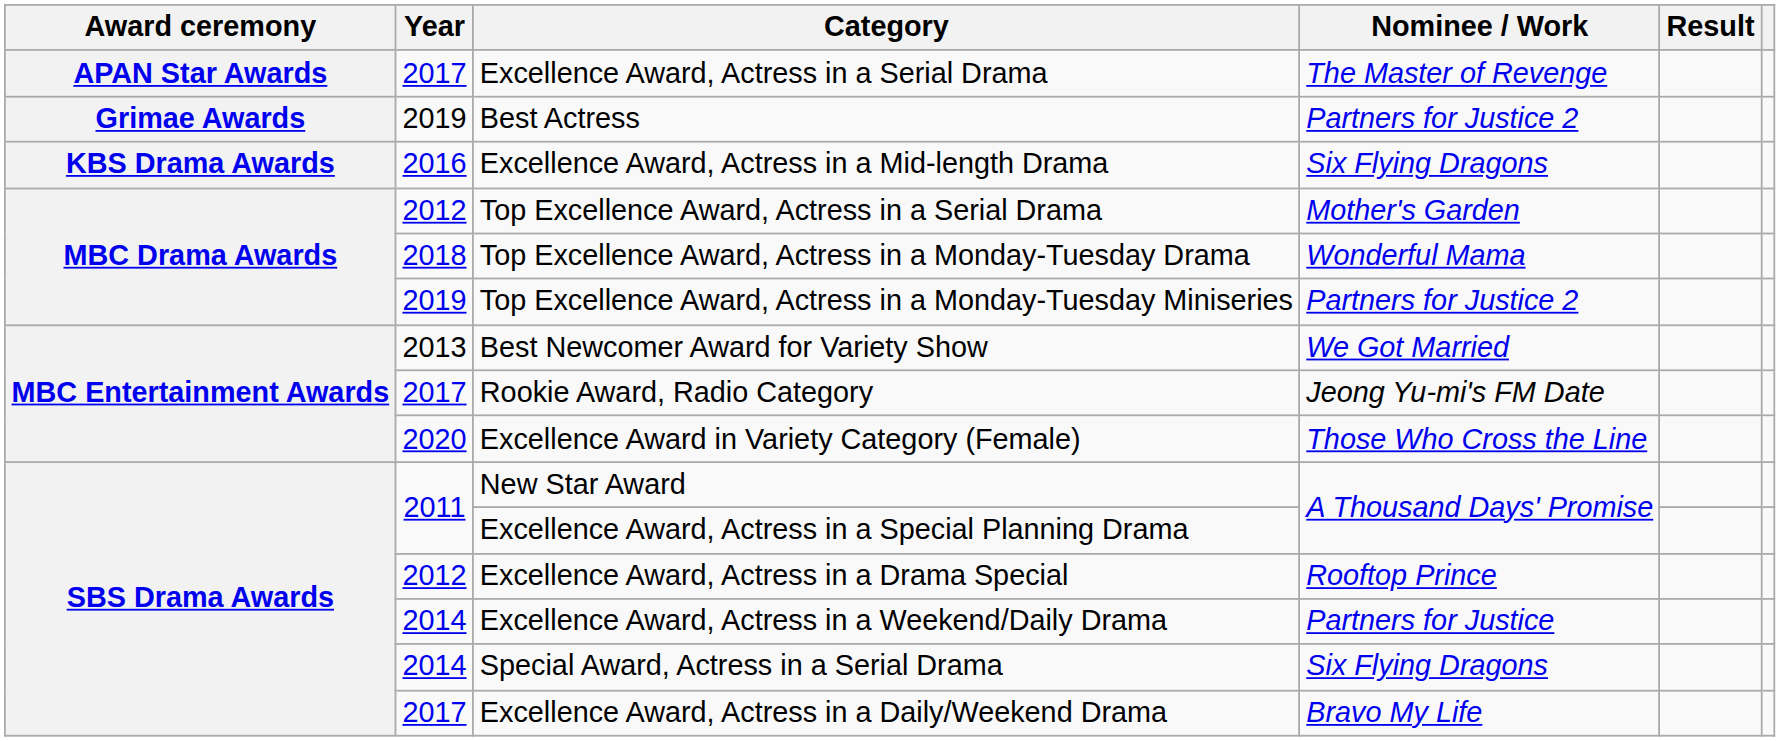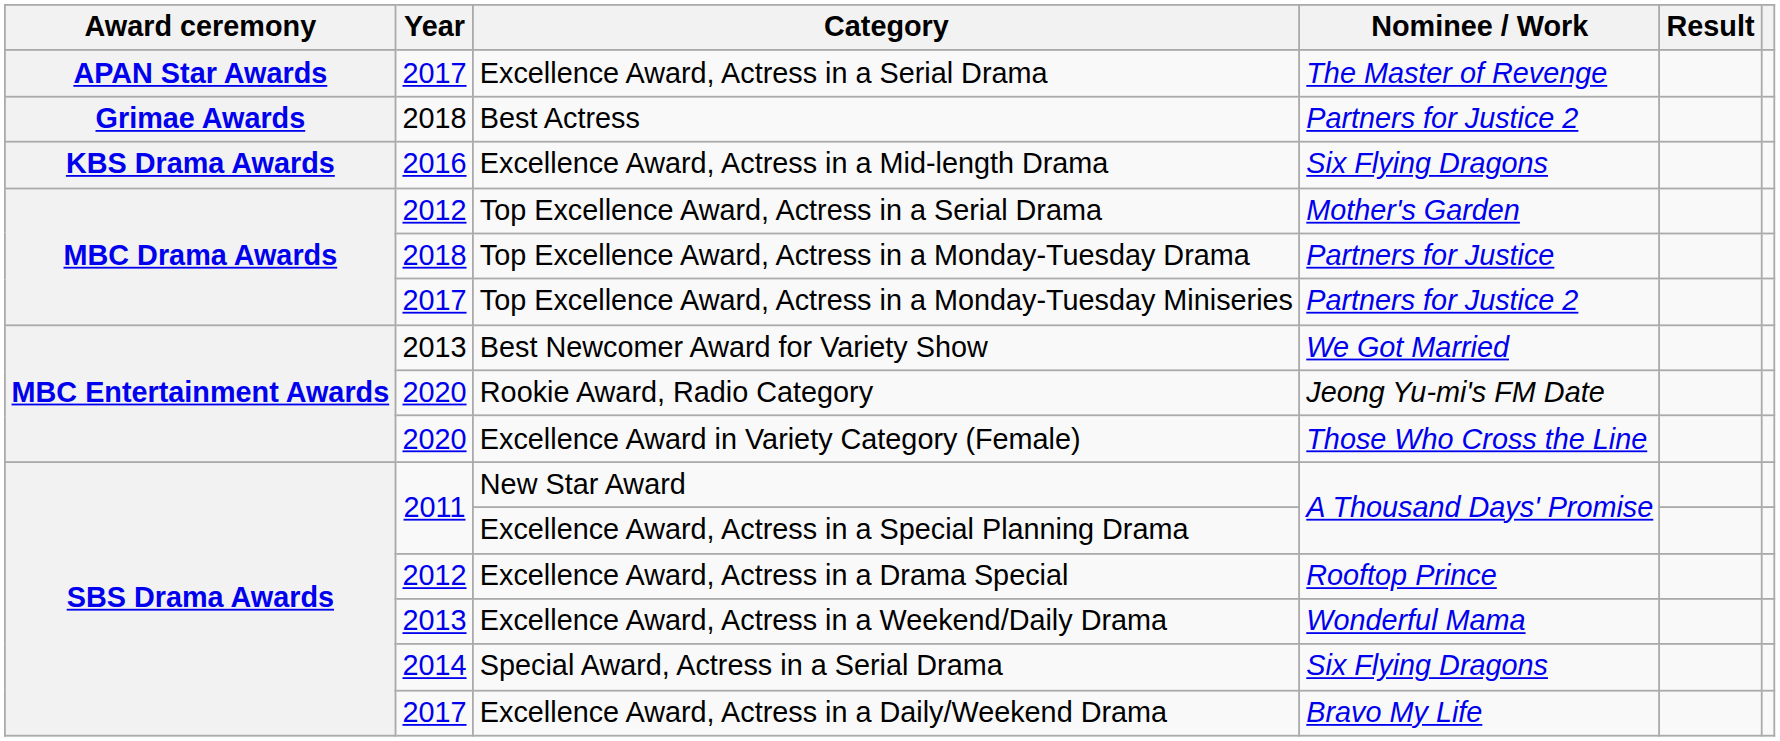(435, 118) 2019 -> (435, 118) 2018
(1416, 255) Wonderful Mama -> (1430, 255) Partners for Justice
(435, 301) 2019 -> (435, 301) 2017
(435, 392) 2017 -> (435, 392) 2020
(435, 621) 2014 -> (435, 621) 2013
(1430, 621) Partners for Justice -> (1416, 621) Wonderful Mama
